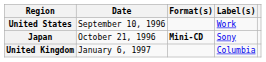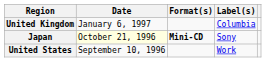rows swapped: (40, 24) <-> (40, 50)
(117, 37) no background -> (117, 37) lightyellow background
